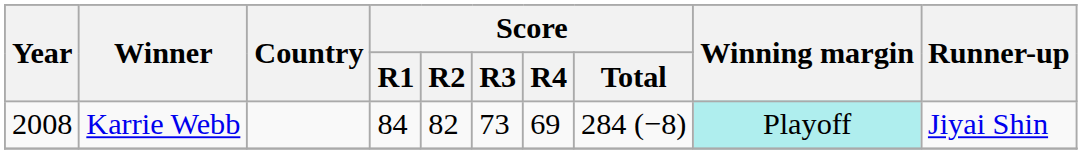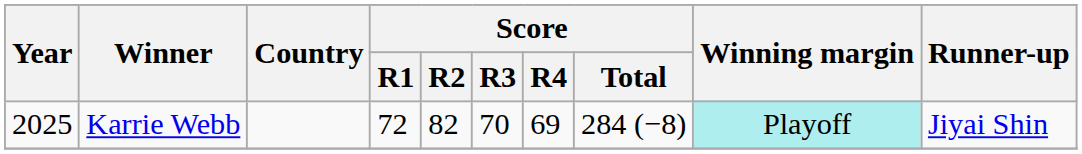(42, 124) 2008 -> (42, 124) 2025
(393, 124) 84 -> (393, 124) 72
(494, 124) 73 -> (494, 124) 70
